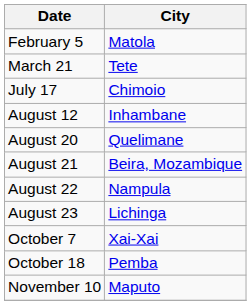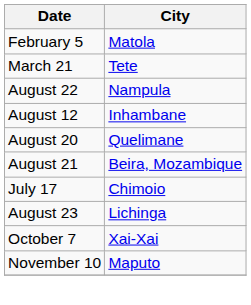rows swapped: (33, 90) <-> (43, 189)
- row: (46, 262)
